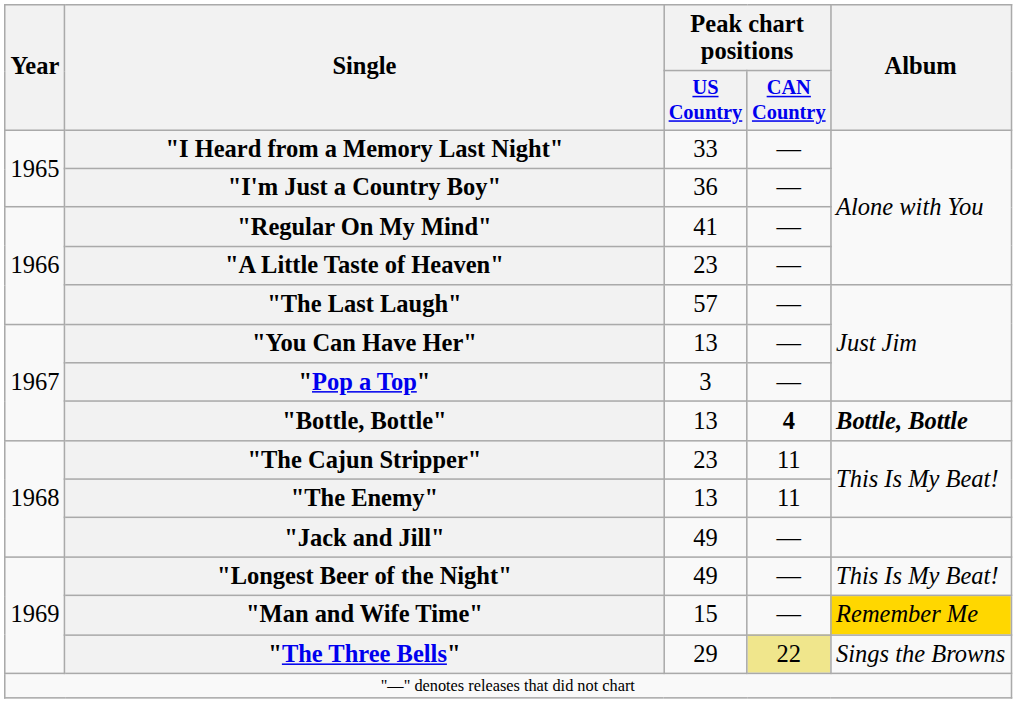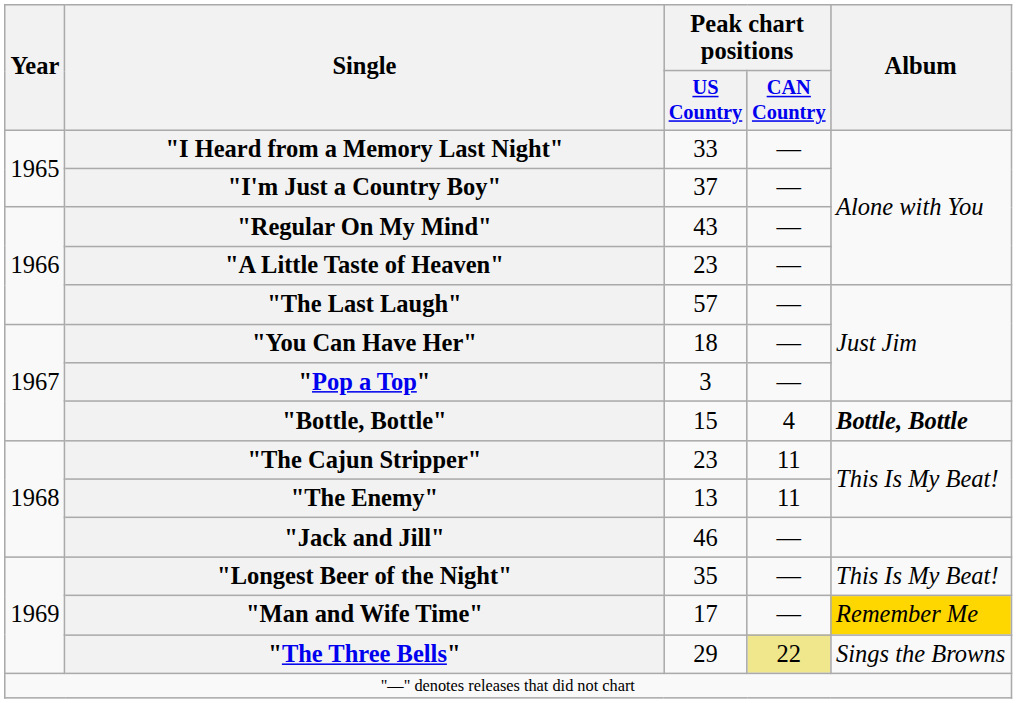(705, 187) 36 -> (705, 187) 37
(705, 226) 41 -> (705, 226) 43
(705, 343) 13 -> (705, 343) 18
(705, 420) 13 -> (705, 420) 15
(789, 420) bold -> (789, 420) normal
(705, 537) 49 -> (705, 537) 46
(705, 575) 49 -> (705, 575) 35
(705, 614) 15 -> (705, 614) 17
